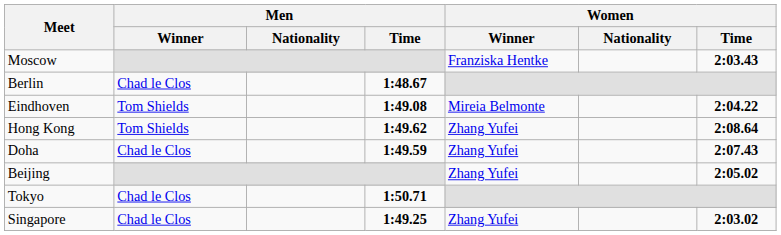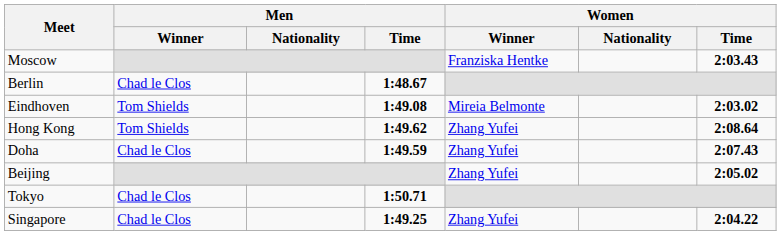(736, 106) 2:04.22 -> (736, 106) 2:03.02
(736, 219) 2:03.02 -> (736, 219) 2:04.22
